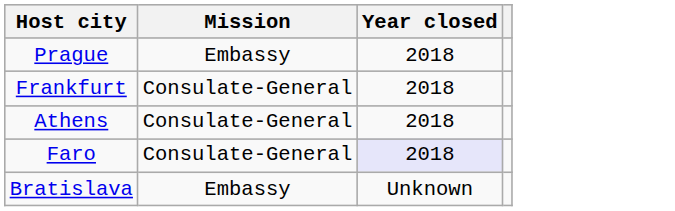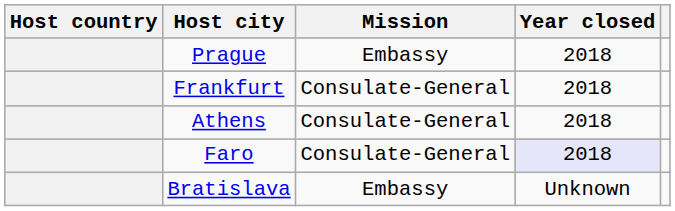+ column: (84, 22)
